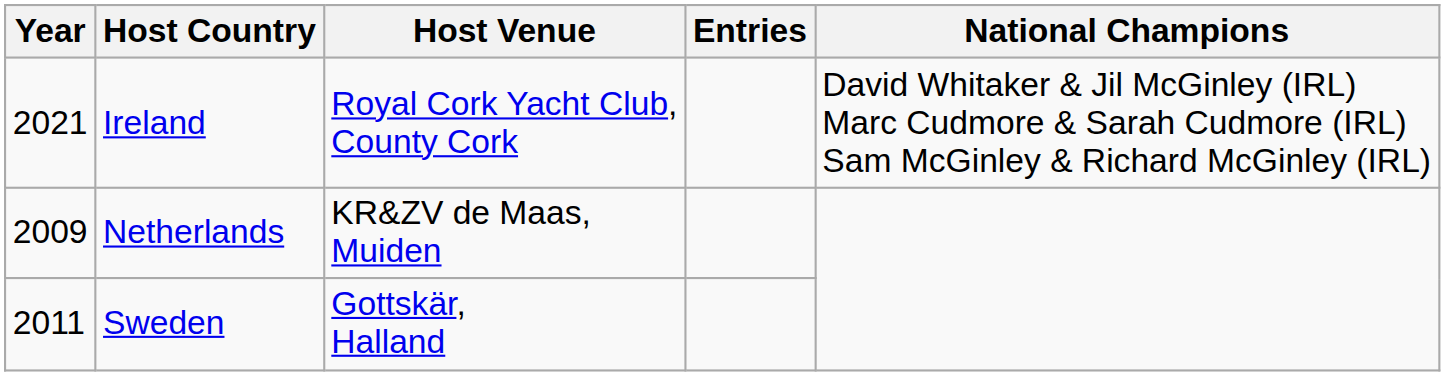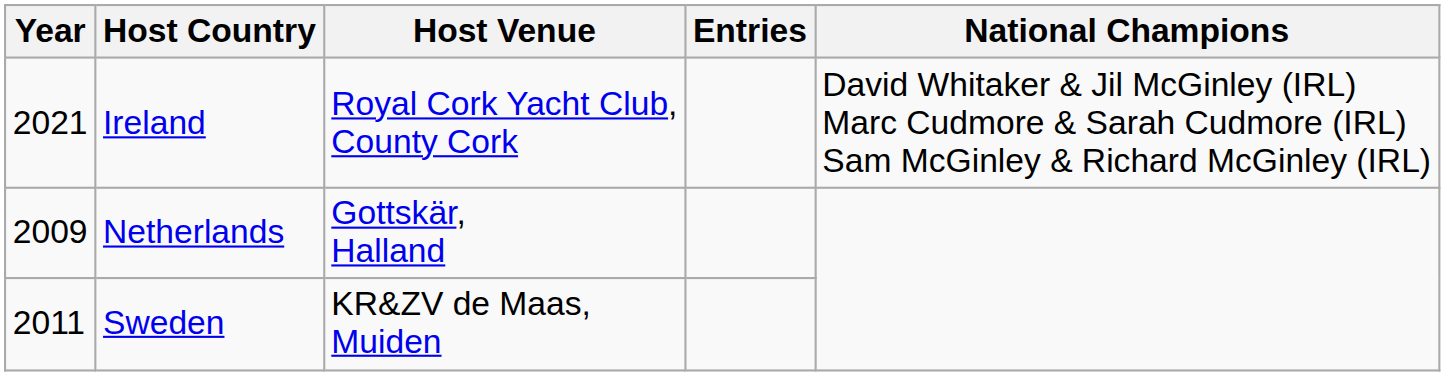(461, 232) KR&ZV de Maas, Muiden -> (399, 232) Gottskär, Halland
(399, 323) Gottskär, Halland -> (461, 323) KR&ZV de Maas, Muiden
